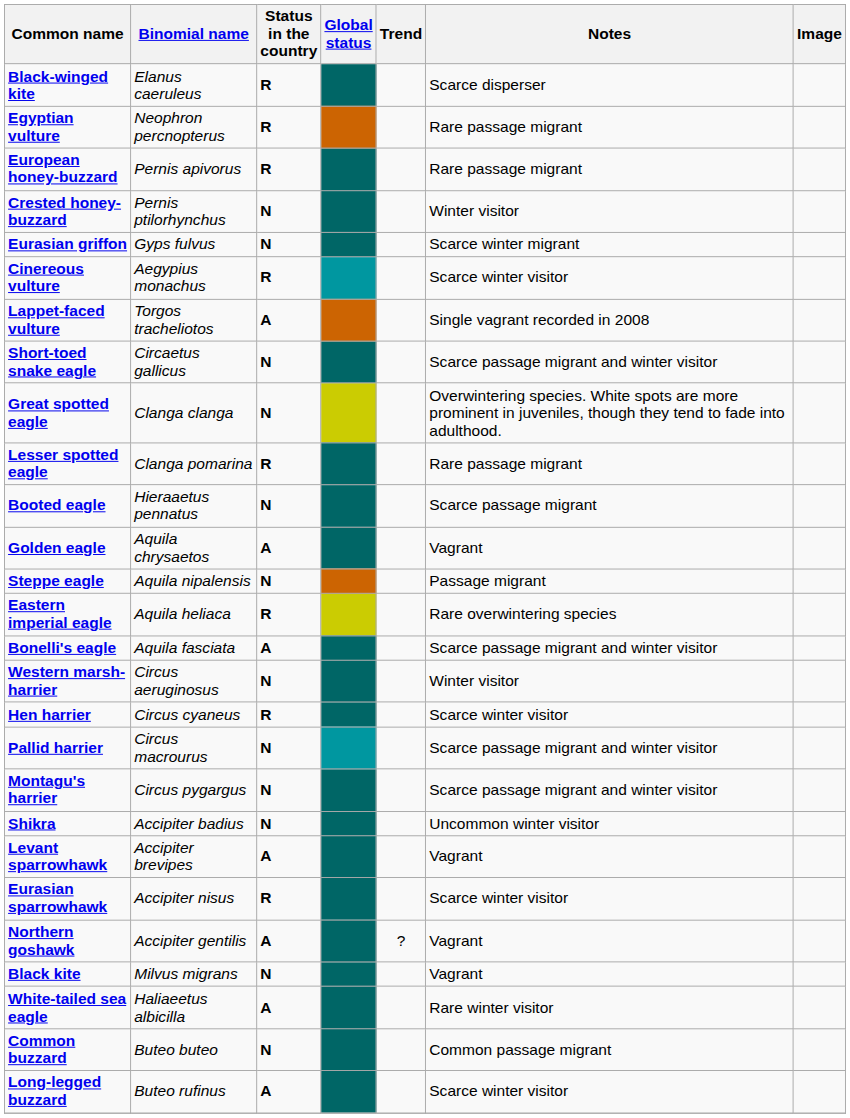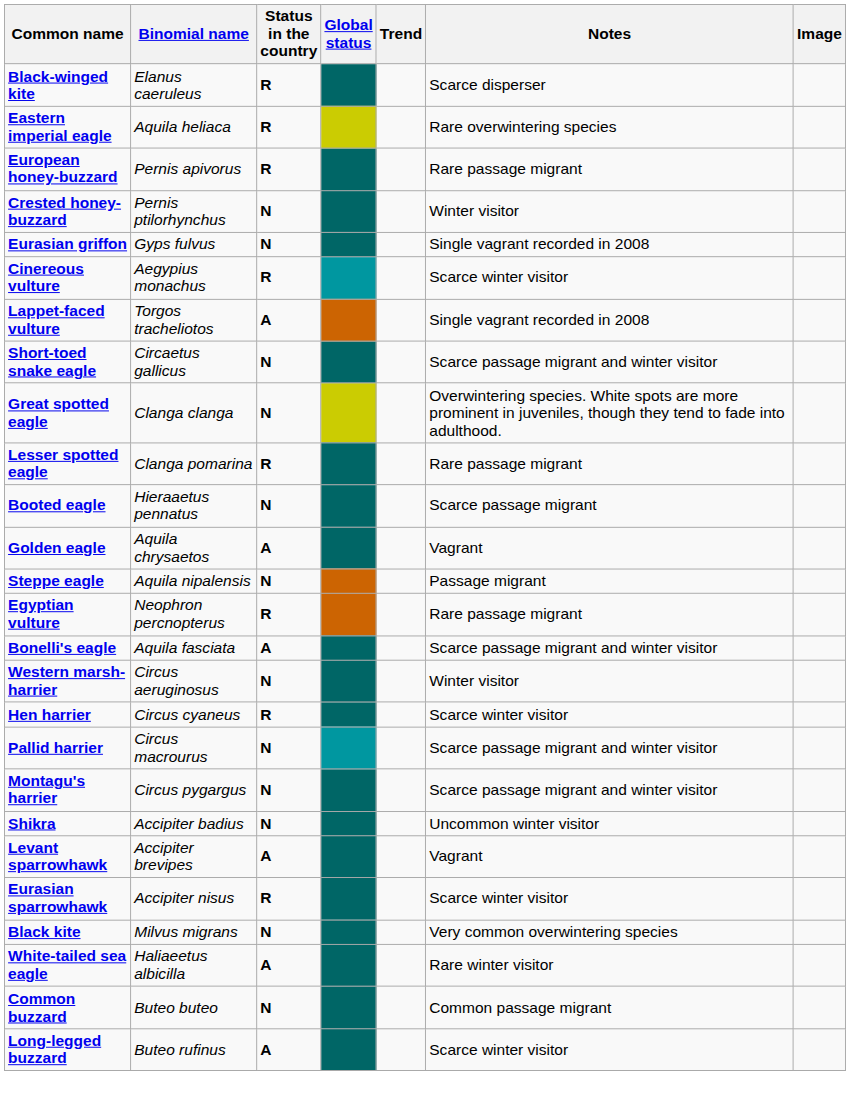rows swapped: (41, 127) <-> (60, 614)
(504, 244) Scarce winter migrant -> (539, 244) Single vagrant recorded in 2008
- row: (41, 940)
(456, 974) Vagrant -> (553, 932) Very common overwintering species
